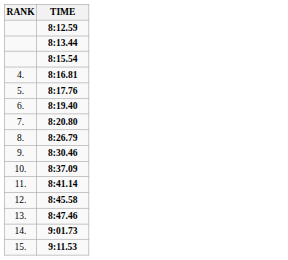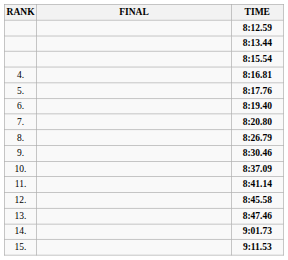+ column: (134, 12)
